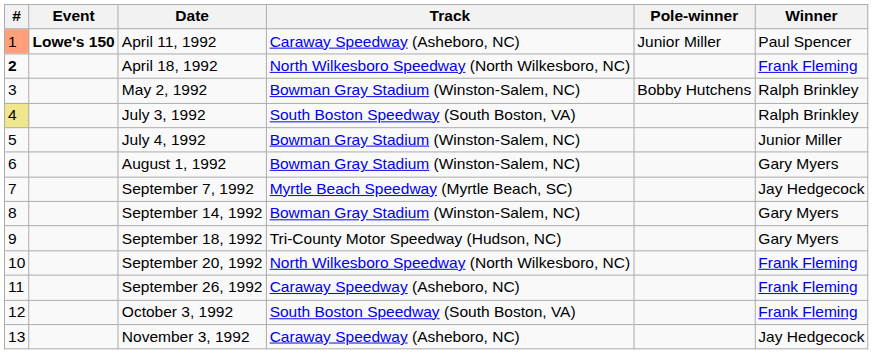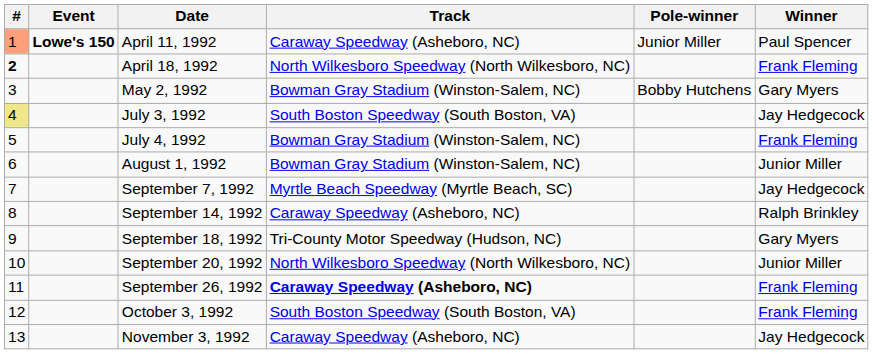(808, 90) Ralph Brinkley -> (798, 90) Gary Myers
(808, 115) Ralph Brinkley -> (811, 115) Jay Hedgecock
(800, 139) Junior Miller -> (808, 139) Frank Fleming
(798, 164) Gary Myers -> (800, 164) Junior Miller
(425, 213) Bowman Gray Stadium (Winston-Salem, NC) -> (395, 213) Caraway Speedway (Asheboro, NC)
(798, 213) Gary Myers -> (808, 213) Ralph Brinkley
(808, 262) Frank Fleming -> (800, 262) Junior Miller
(395, 287) normal -> (401, 287) bold
